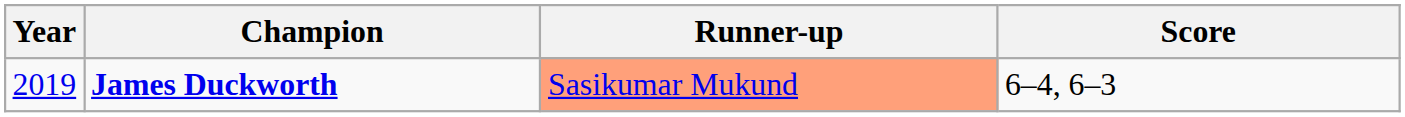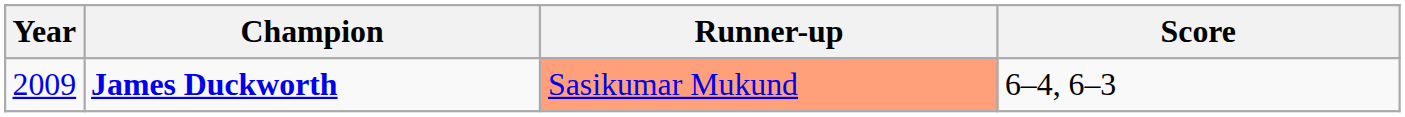(44, 83) 2019 -> (44, 83) 2009
